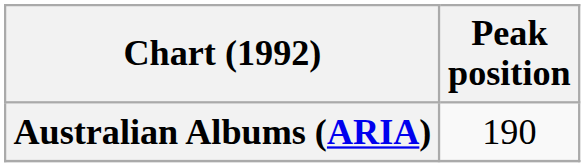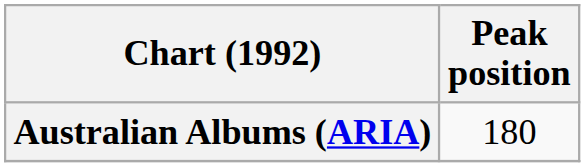(509, 131) 190 -> (509, 131) 180
